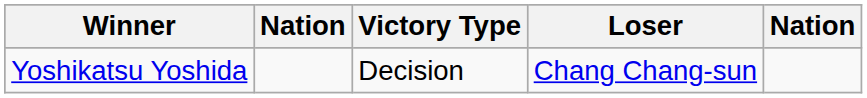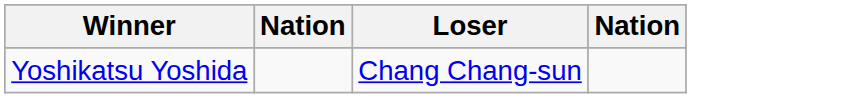- column: (440, 26)
